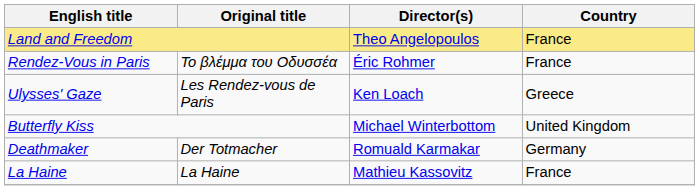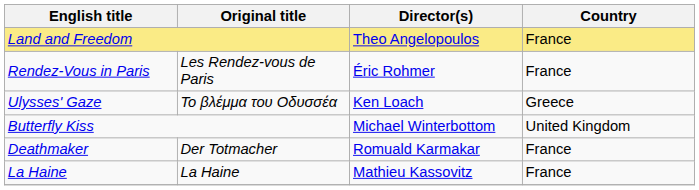(259, 62) Το βλέμμα του Οδυσσέα -> (248, 71) Les Rendez-vous de Paris
(248, 94) Les Rendez-vous de Paris -> (259, 102) Το βλέμμα του Οδυσσέα
(556, 149) Germany -> (549, 149) France
